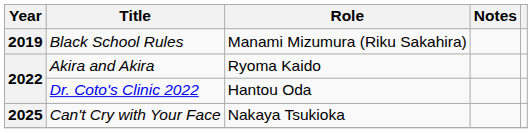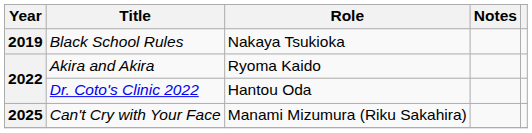(347, 41) Manami Mizumura (Riku Sakahira) -> (286, 41) Nakaya Tsukioka
(286, 115) Nakaya Tsukioka -> (347, 115) Manami Mizumura (Riku Sakahira)
